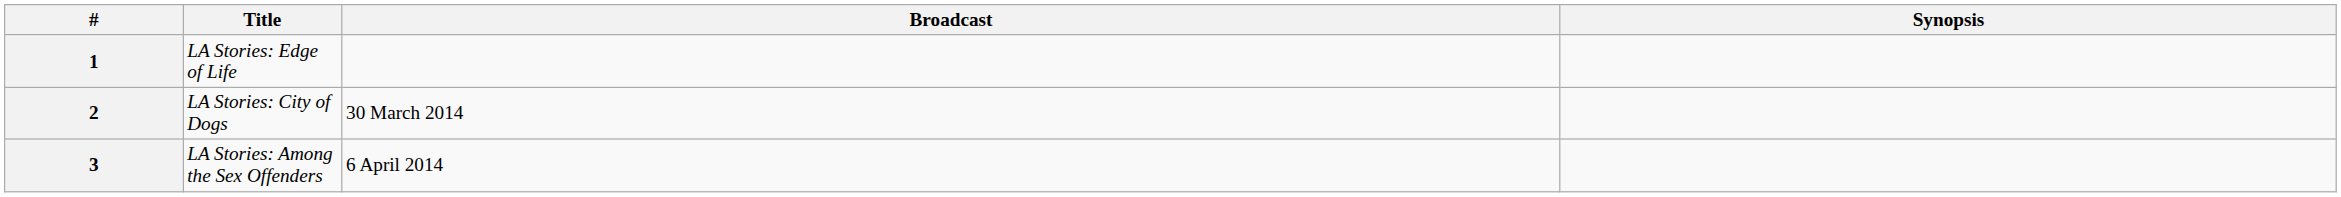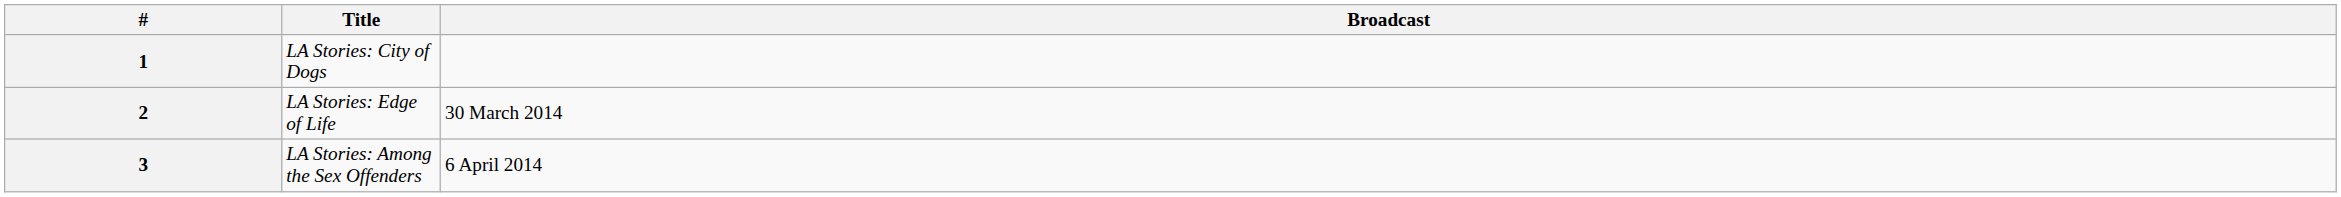- column: (1948, 19)
(253, 60) LA Stories: Edge of Life -> (358, 60) LA Stories: City of Dogs
(259, 113) LA Stories: City of Dogs -> (352, 113) LA Stories: Edge of Life
